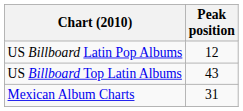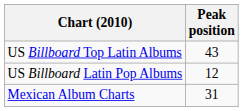rows swapped: (95, 73) <-> (95, 52)
